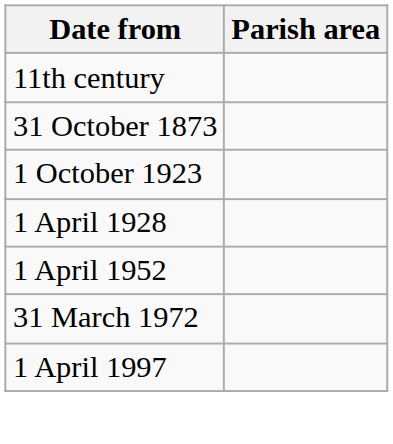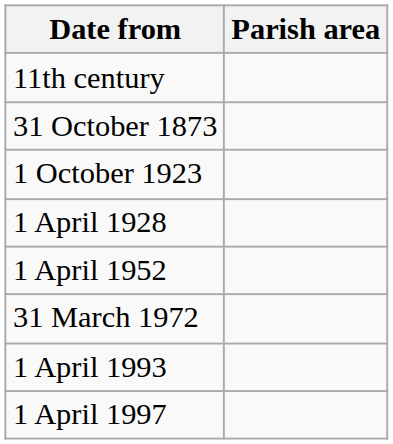+ row: (90, 366)
